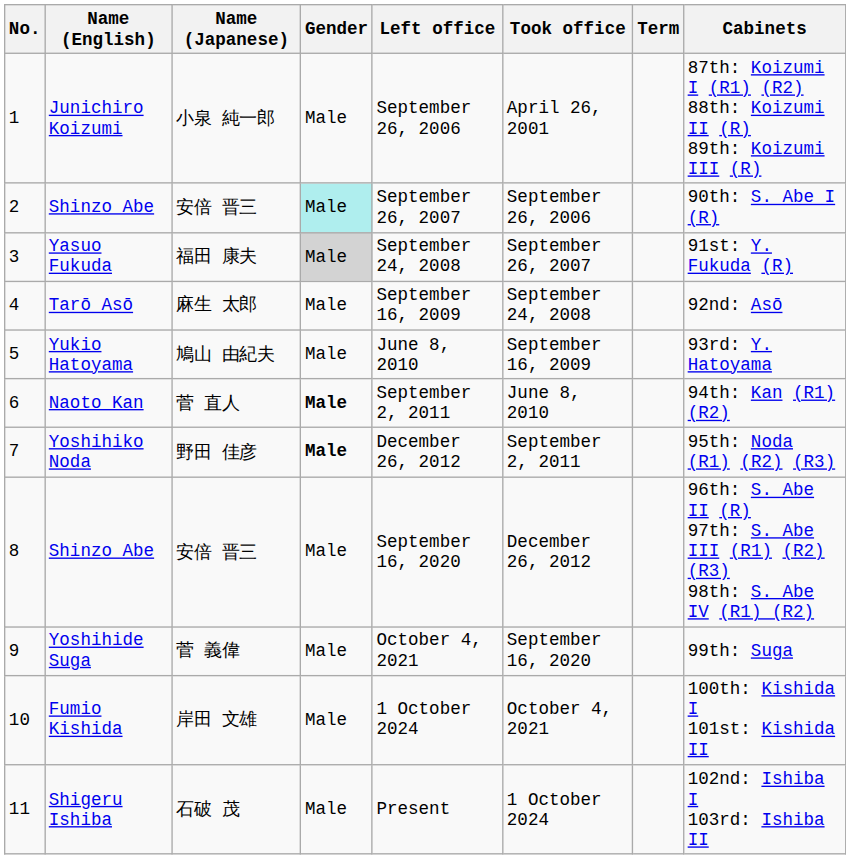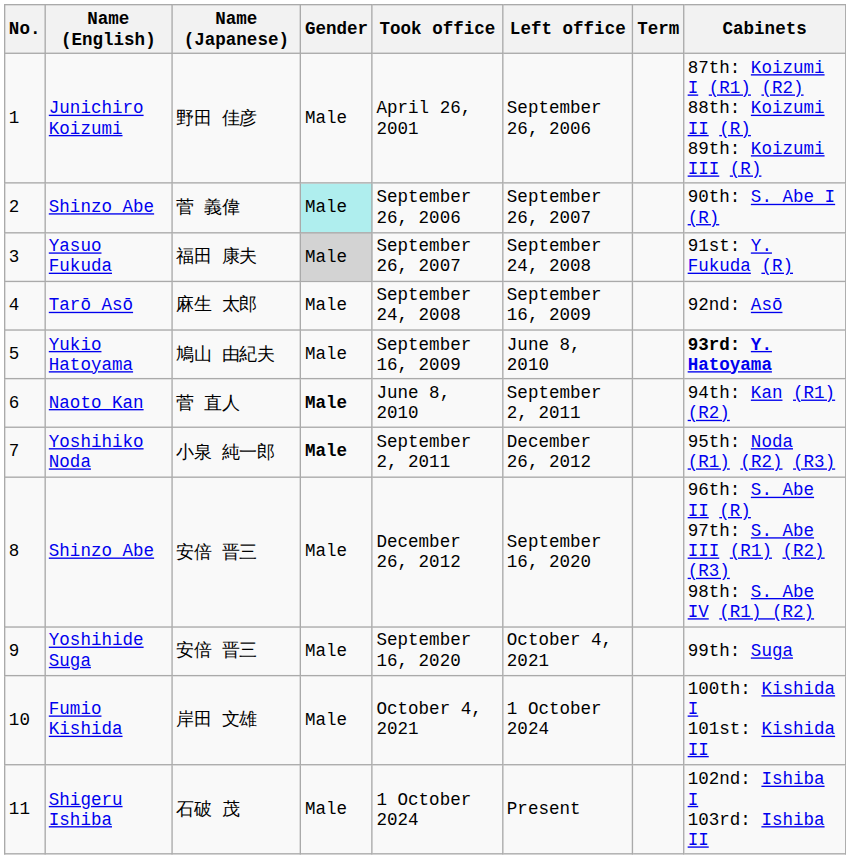columns swapped: (568, 29) <-> (437, 29)
(225, 119) 小泉 純一郎 -> (216, 119) 野田 佳彦
(216, 208) 安倍 晋三 -> (208, 208) 菅 義偉
(730, 354) normal -> (730, 354) bold
(216, 453) 野田 佳彦 -> (225, 453) 小泉 純一郎
(208, 652) 菅 義偉 -> (216, 652) 安倍 晋三
